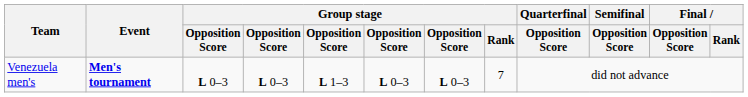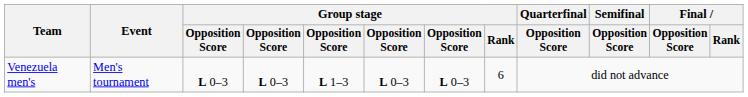(120, 75) bold -> (121, 75) normal
(501, 75) 7 -> (501, 75) 6
